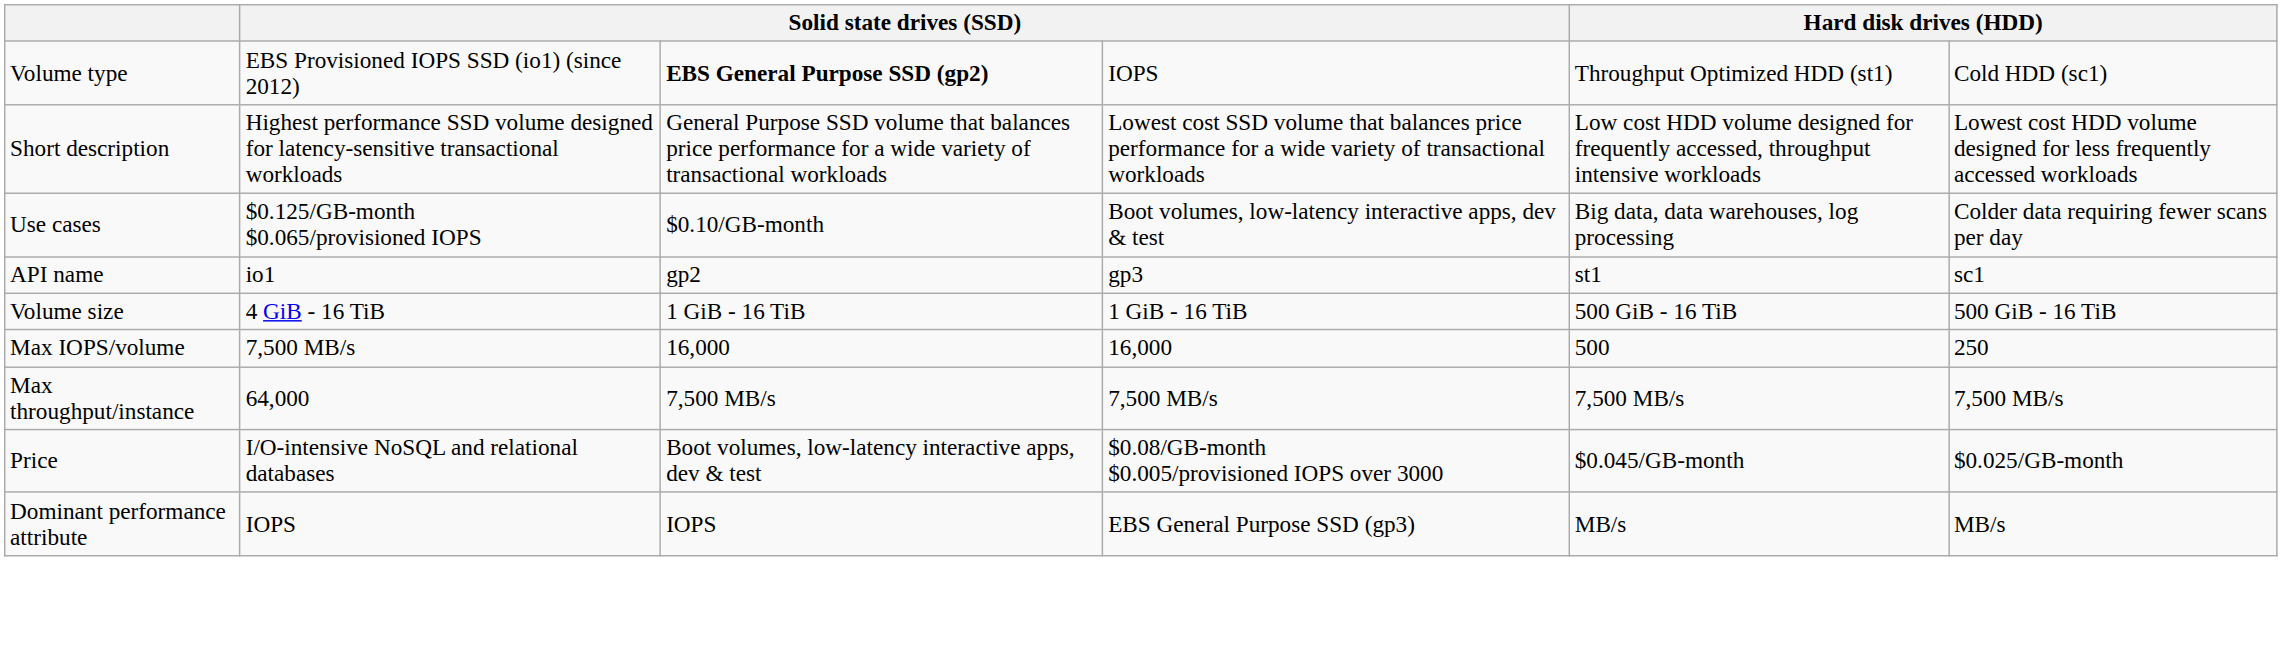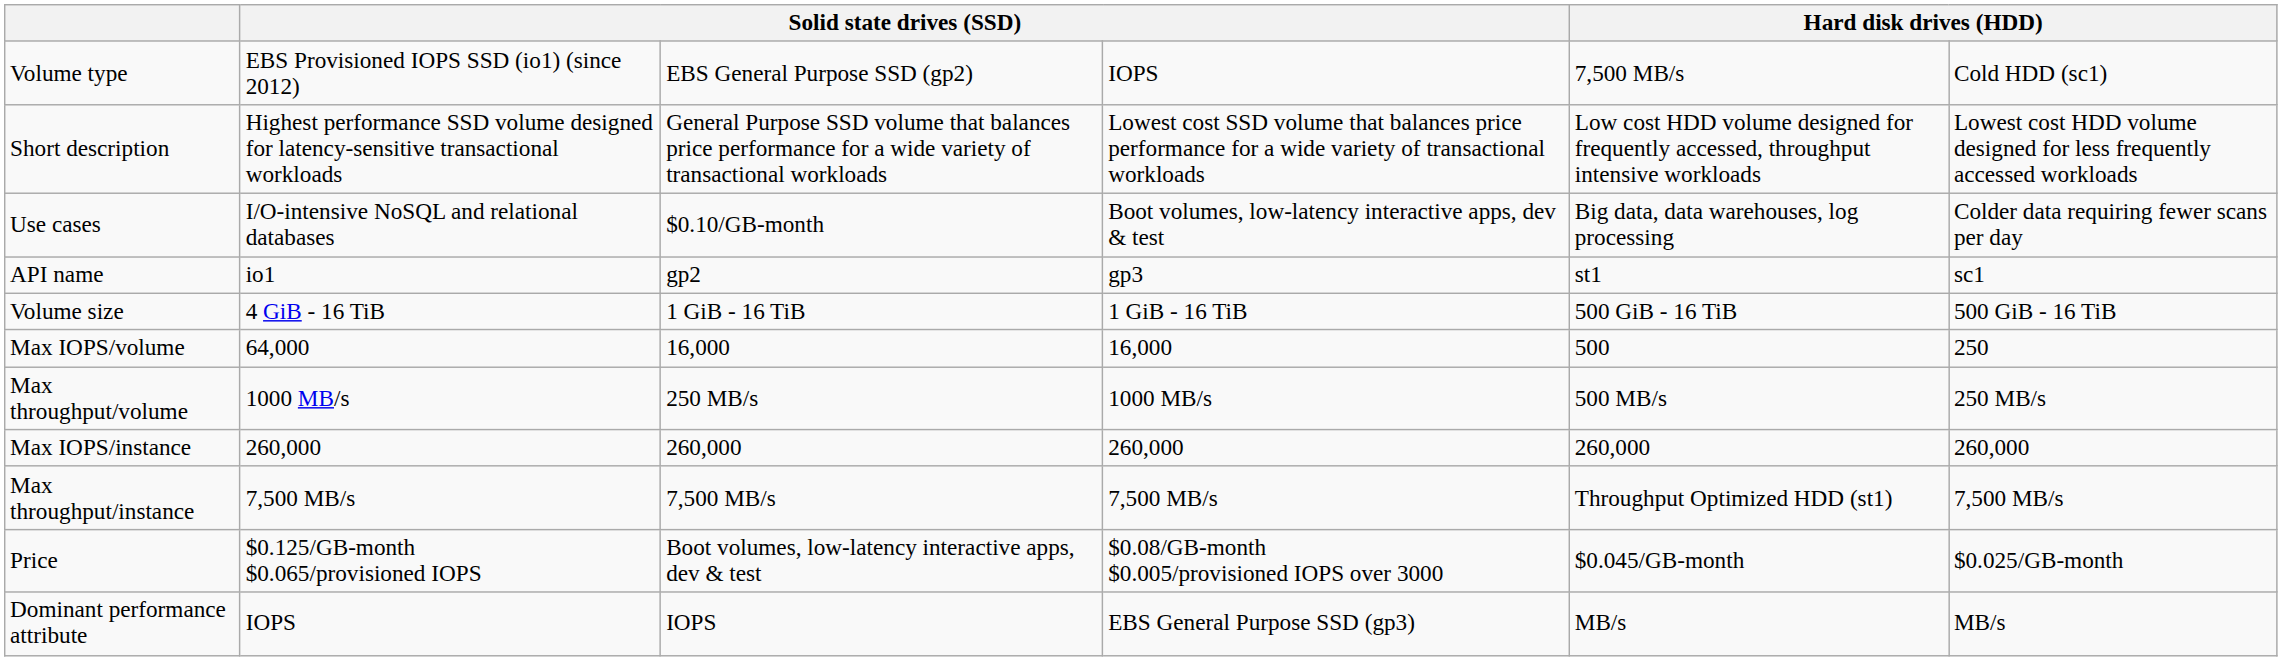(827, 72) bold -> (820, 72) normal
(1734, 72) Throughput Optimized HDD (st1) -> (1630, 72) 7,500 MB/s
(364, 224) $0.125/GB-month $0.065/provisioned IOPS -> (412, 224) I/O-intensive NoSQL and relational databases
(300, 348) 7,500 MB/s -> (278, 348) 64,000
+ row: (99, 397)
+ row: (101, 447)
(278, 397) 64,000 -> (300, 497) 7,500 MB/s
(1630, 397) 7,500 MB/s -> (1734, 497) Throughput Optimized HDD (st1)
(412, 460) I/O-intensive NoSQL and relational databases -> (364, 560) $0.125/GB-month $0.065/provisioned IOPS
